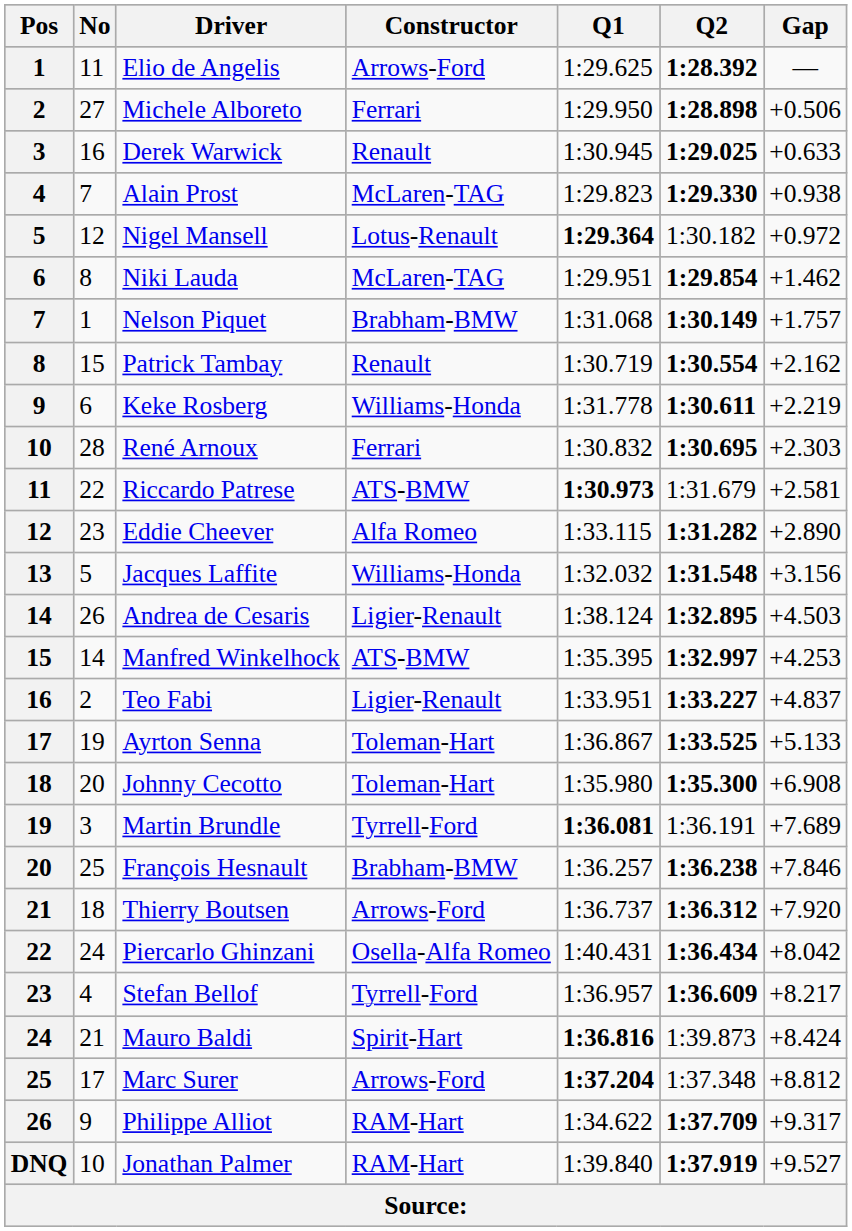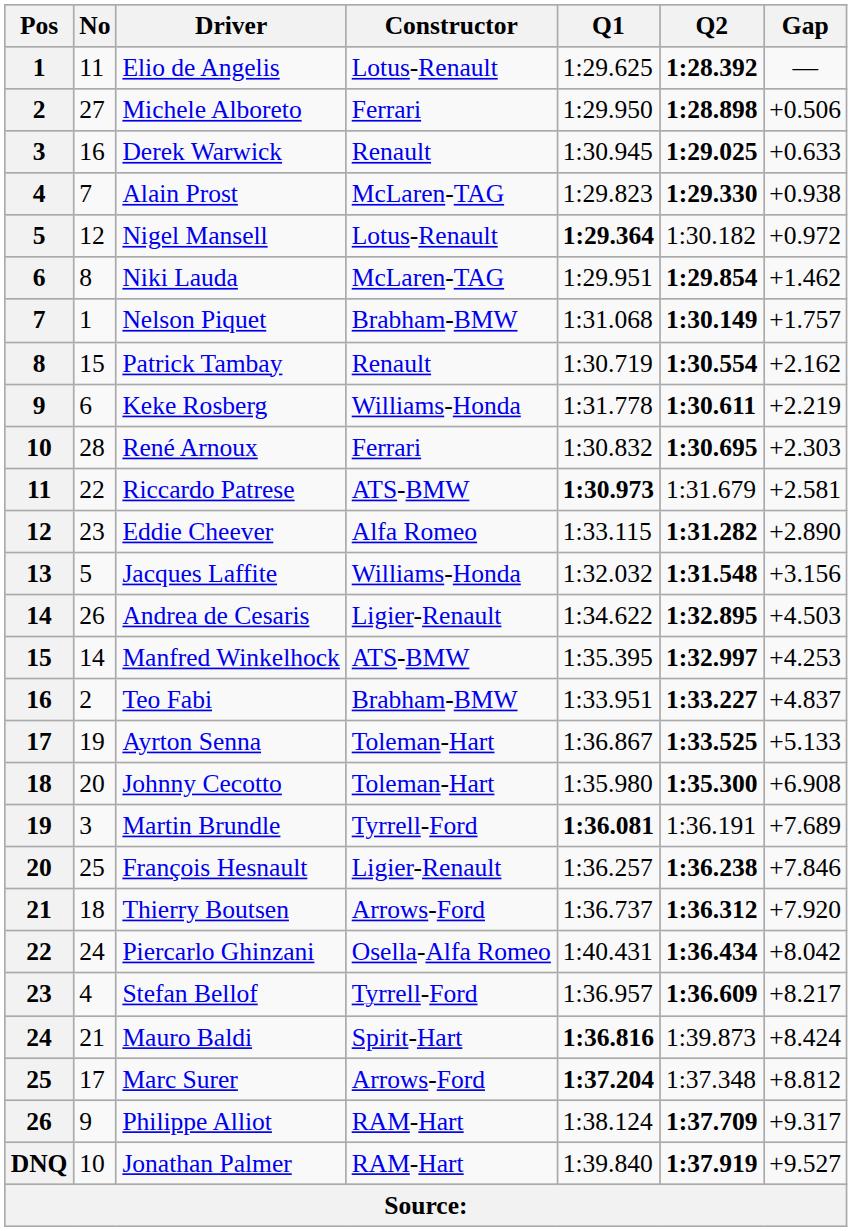(418, 67) Arrows-Ford -> (425, 67) Lotus-Renault
(608, 615) 1:38.124 -> (608, 615) 1:34.622
(427, 699) Ligier-Renault -> (435, 699) Brabham-BMW
(435, 867) Brabham-BMW -> (427, 867) Ligier-Renault
(608, 1120) 1:34.622 -> (608, 1120) 1:38.124
